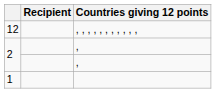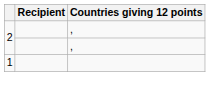- row: (13, 29)
